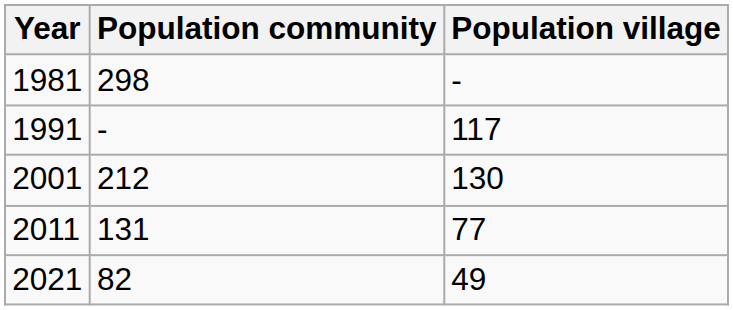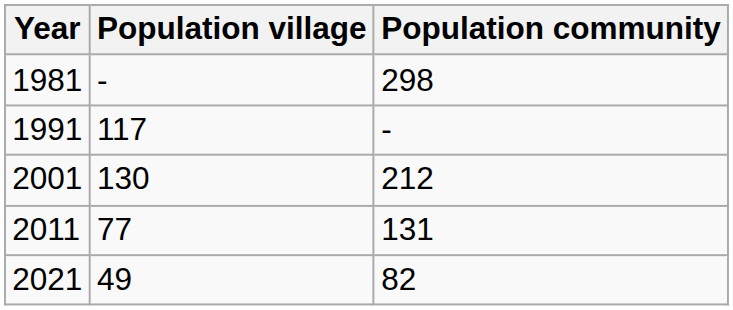columns swapped: (586, 29) <-> (267, 29)
